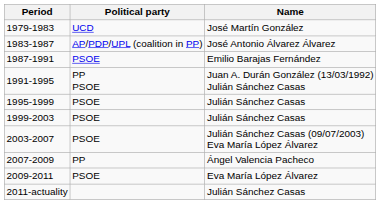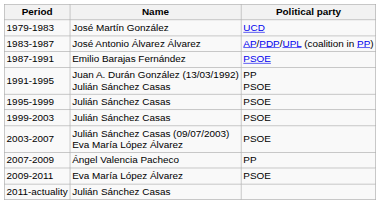columns swapped: (290, 12) <-> (137, 12)
